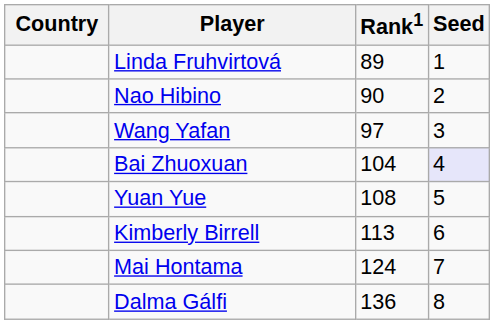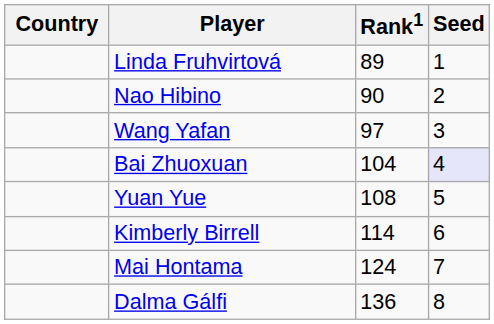(378, 233) 113 -> (378, 233) 114
